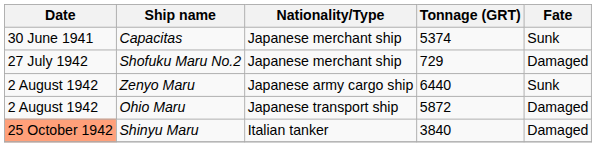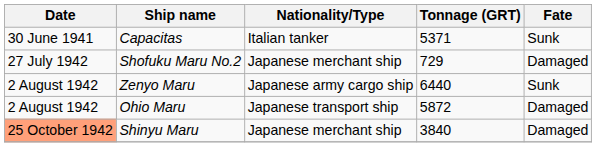(325, 38) Japanese merchant ship -> (288, 38) Italian tanker
(436, 38) 5374 -> (436, 38) 5371
(288, 130) Italian tanker -> (325, 130) Japanese merchant ship
